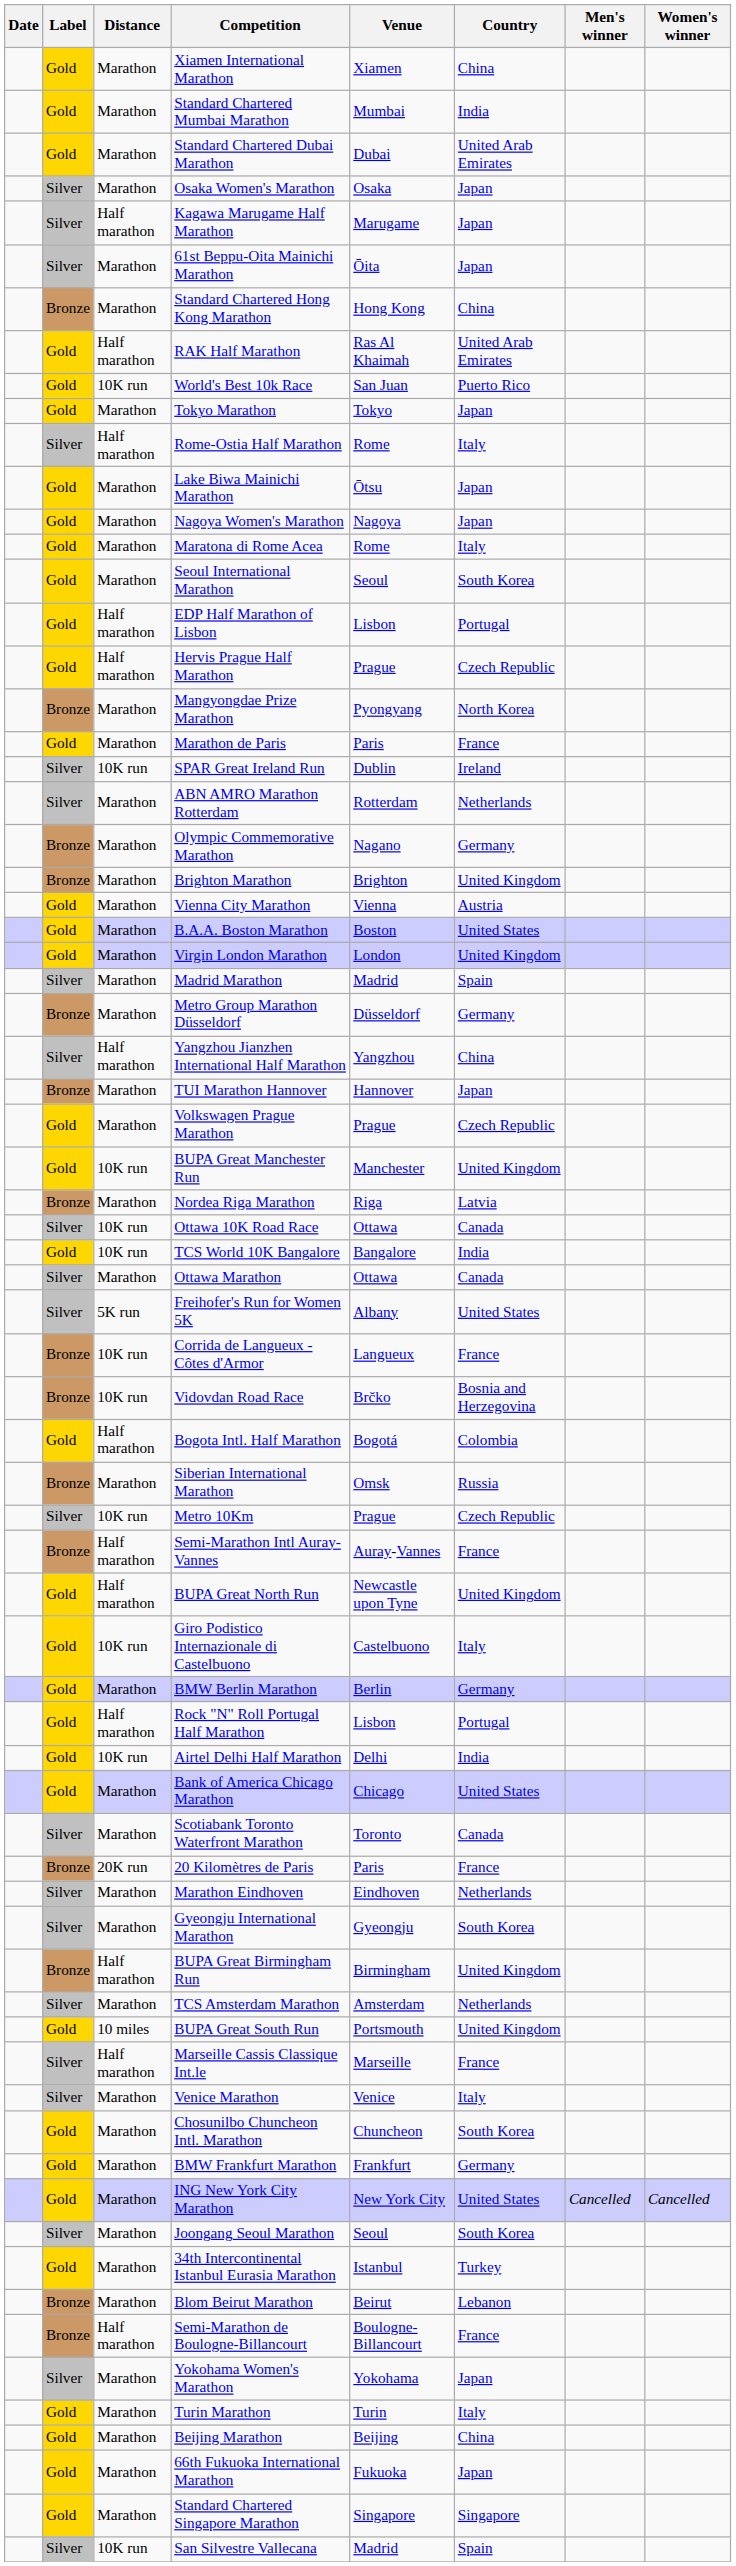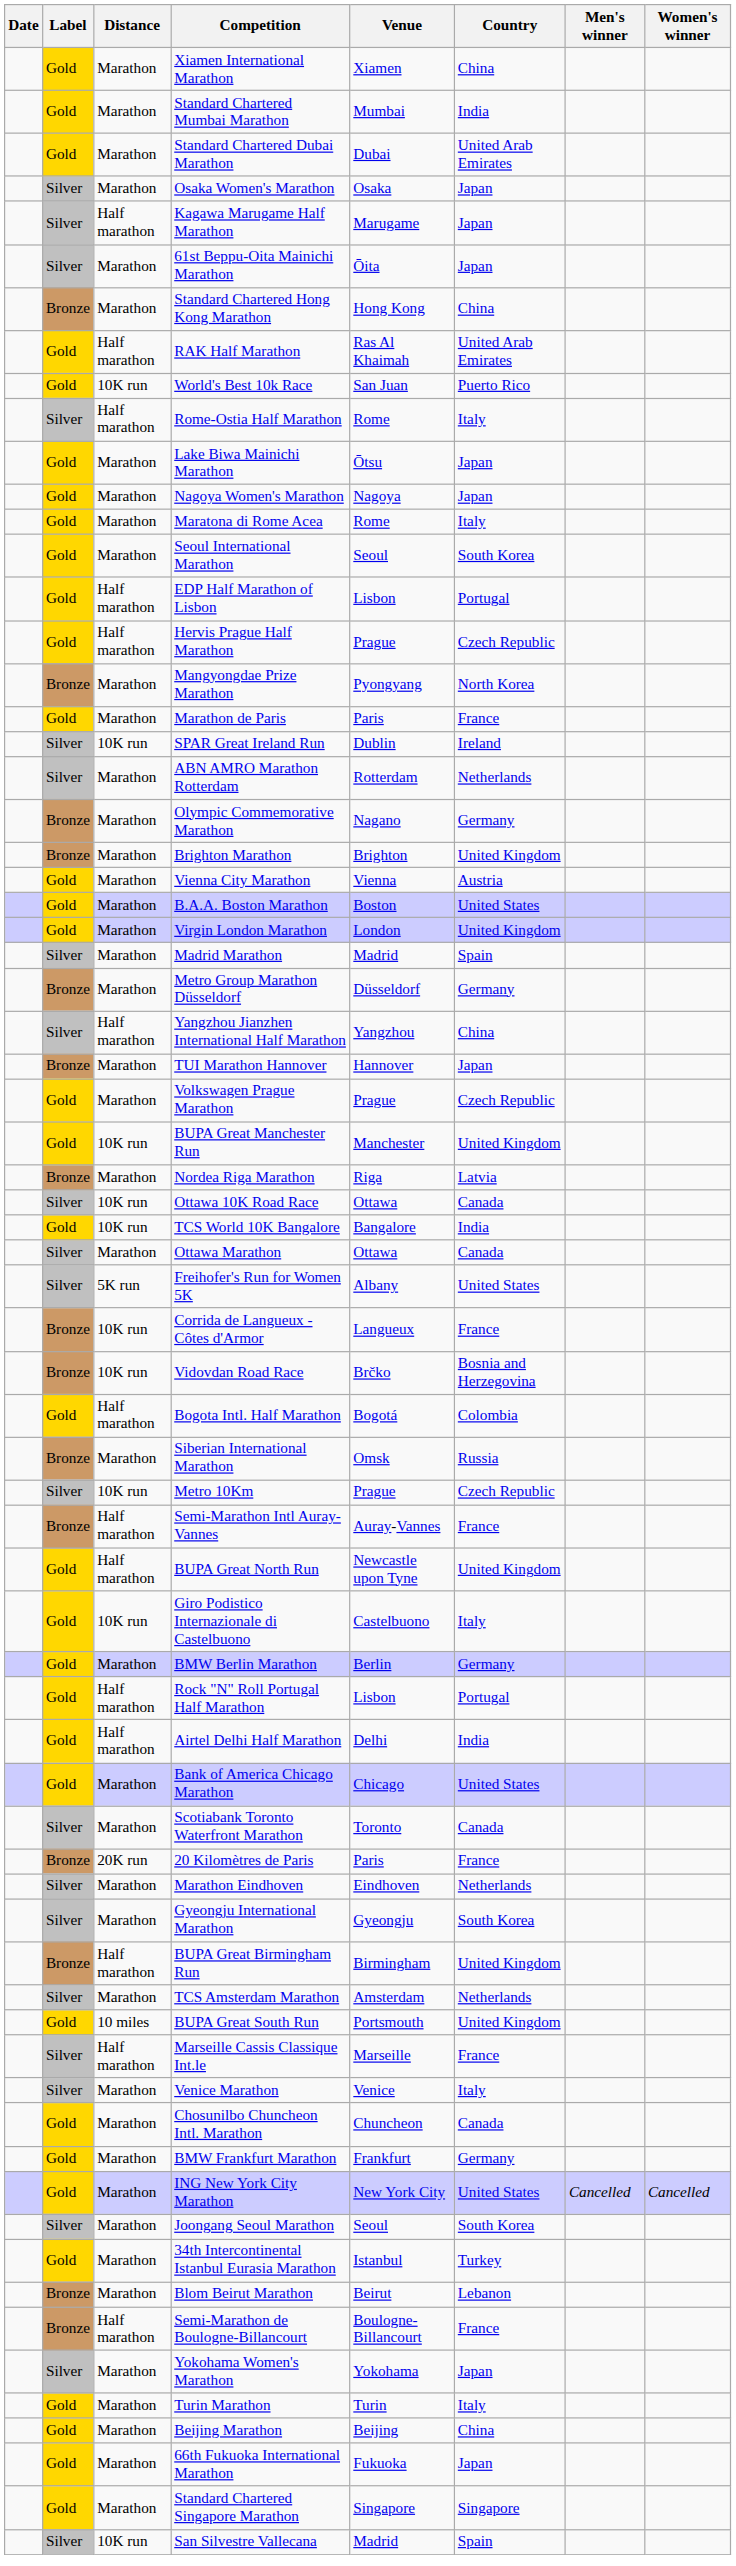- row: (225, 410)
(122, 1757) 10K run -> (126, 1741) Half marathon
(496, 2131) South Korea -> (481, 2124) Canada
